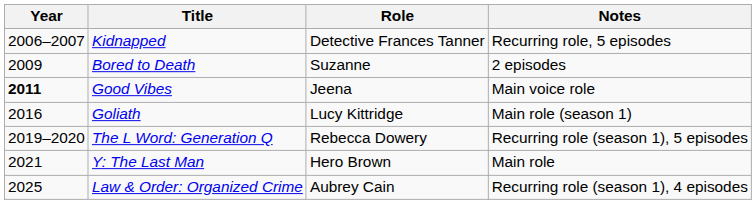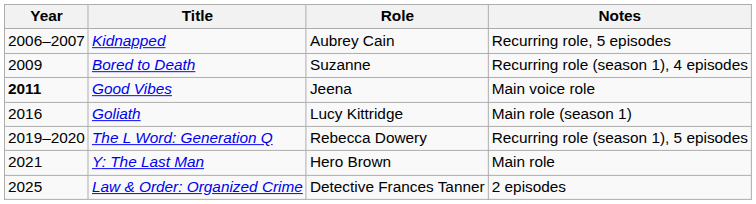(397, 41) Detective Frances Tanner -> (352, 41) Aubrey Cain
(529, 65) 2 episodes -> (620, 65) Recurring role (season 1), 4 episodes
(352, 187) Aubrey Cain -> (397, 187) Detective Frances Tanner
(620, 187) Recurring role (season 1), 4 episodes -> (529, 187) 2 episodes
